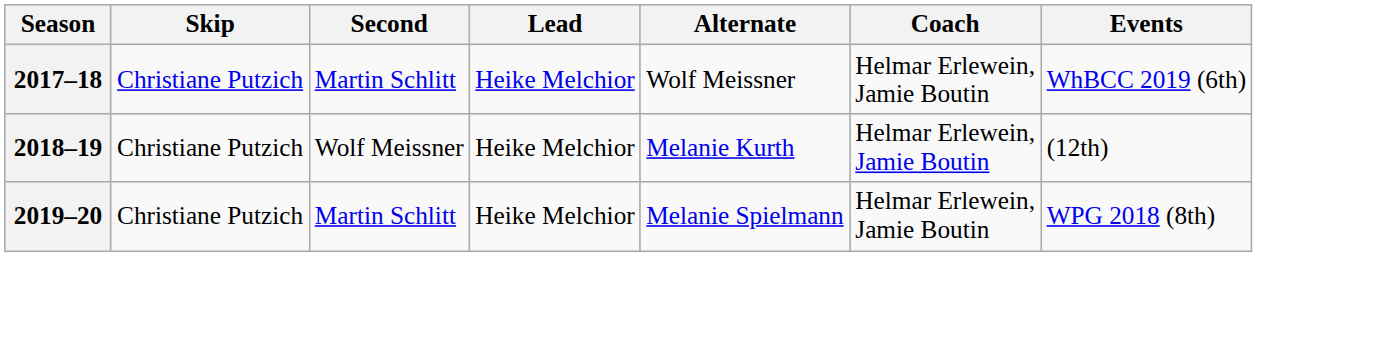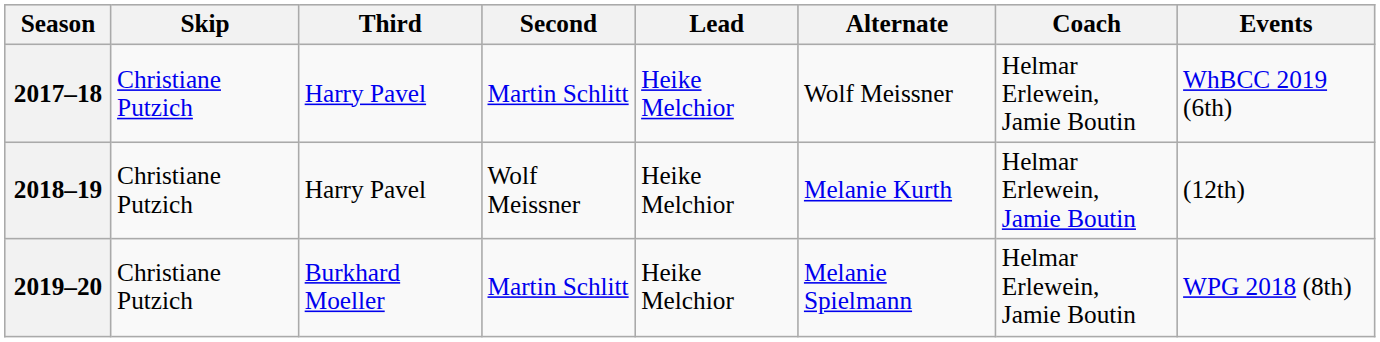+ column: (390, 24)
